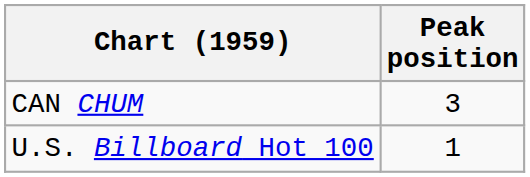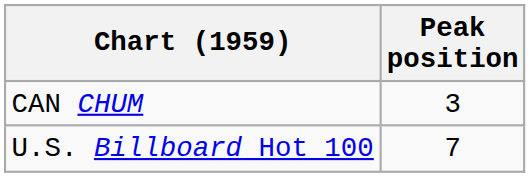(453, 148) 1 -> (453, 148) 7
